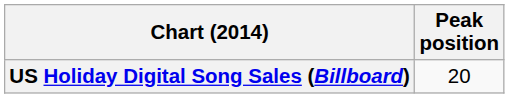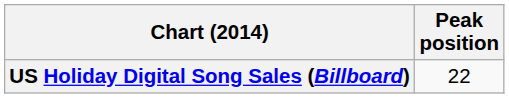(459, 76) 20 -> (459, 76) 22
